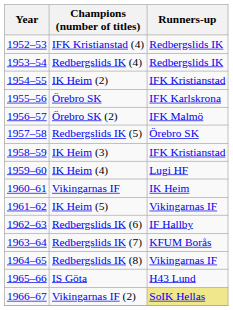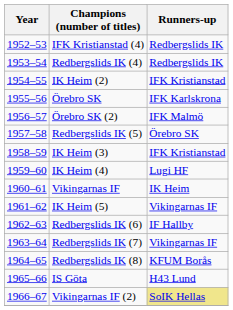(180, 242) KFUM Borås -> (183, 242) Vikingarnas IF
(183, 260) Vikingarnas IF -> (180, 260) KFUM Borås
